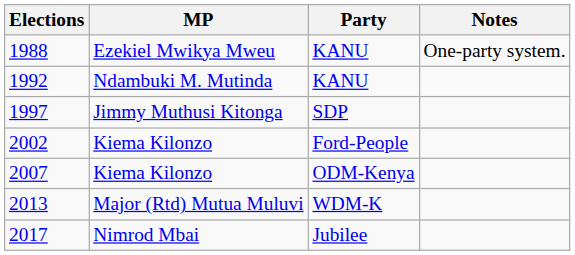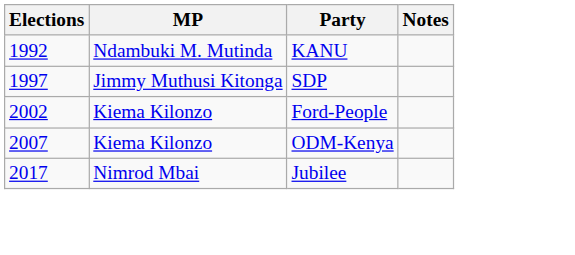- row: (28, 50)
- row: (28, 204)
